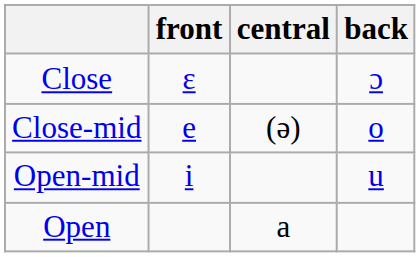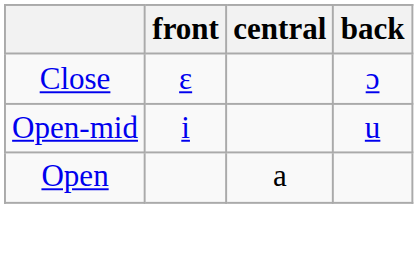- row: (77, 127)
